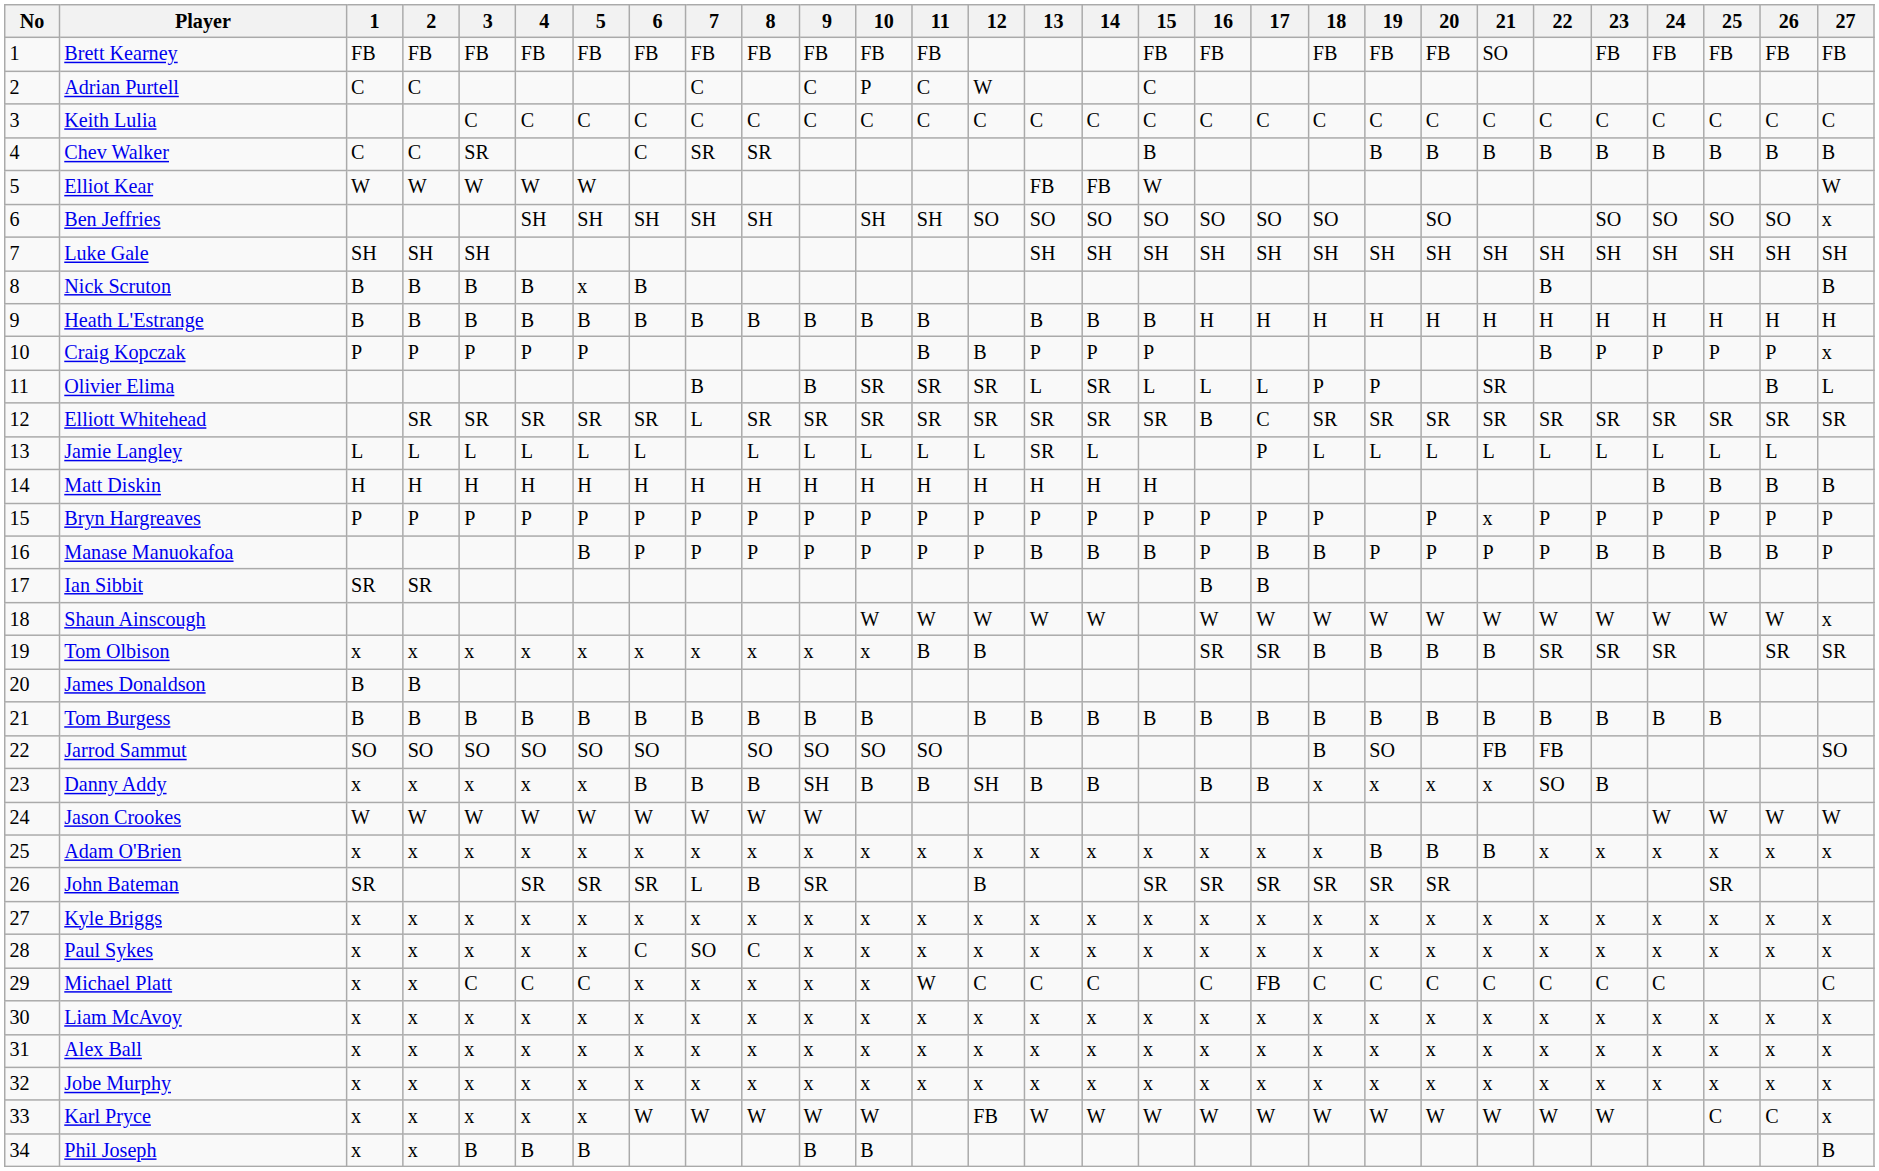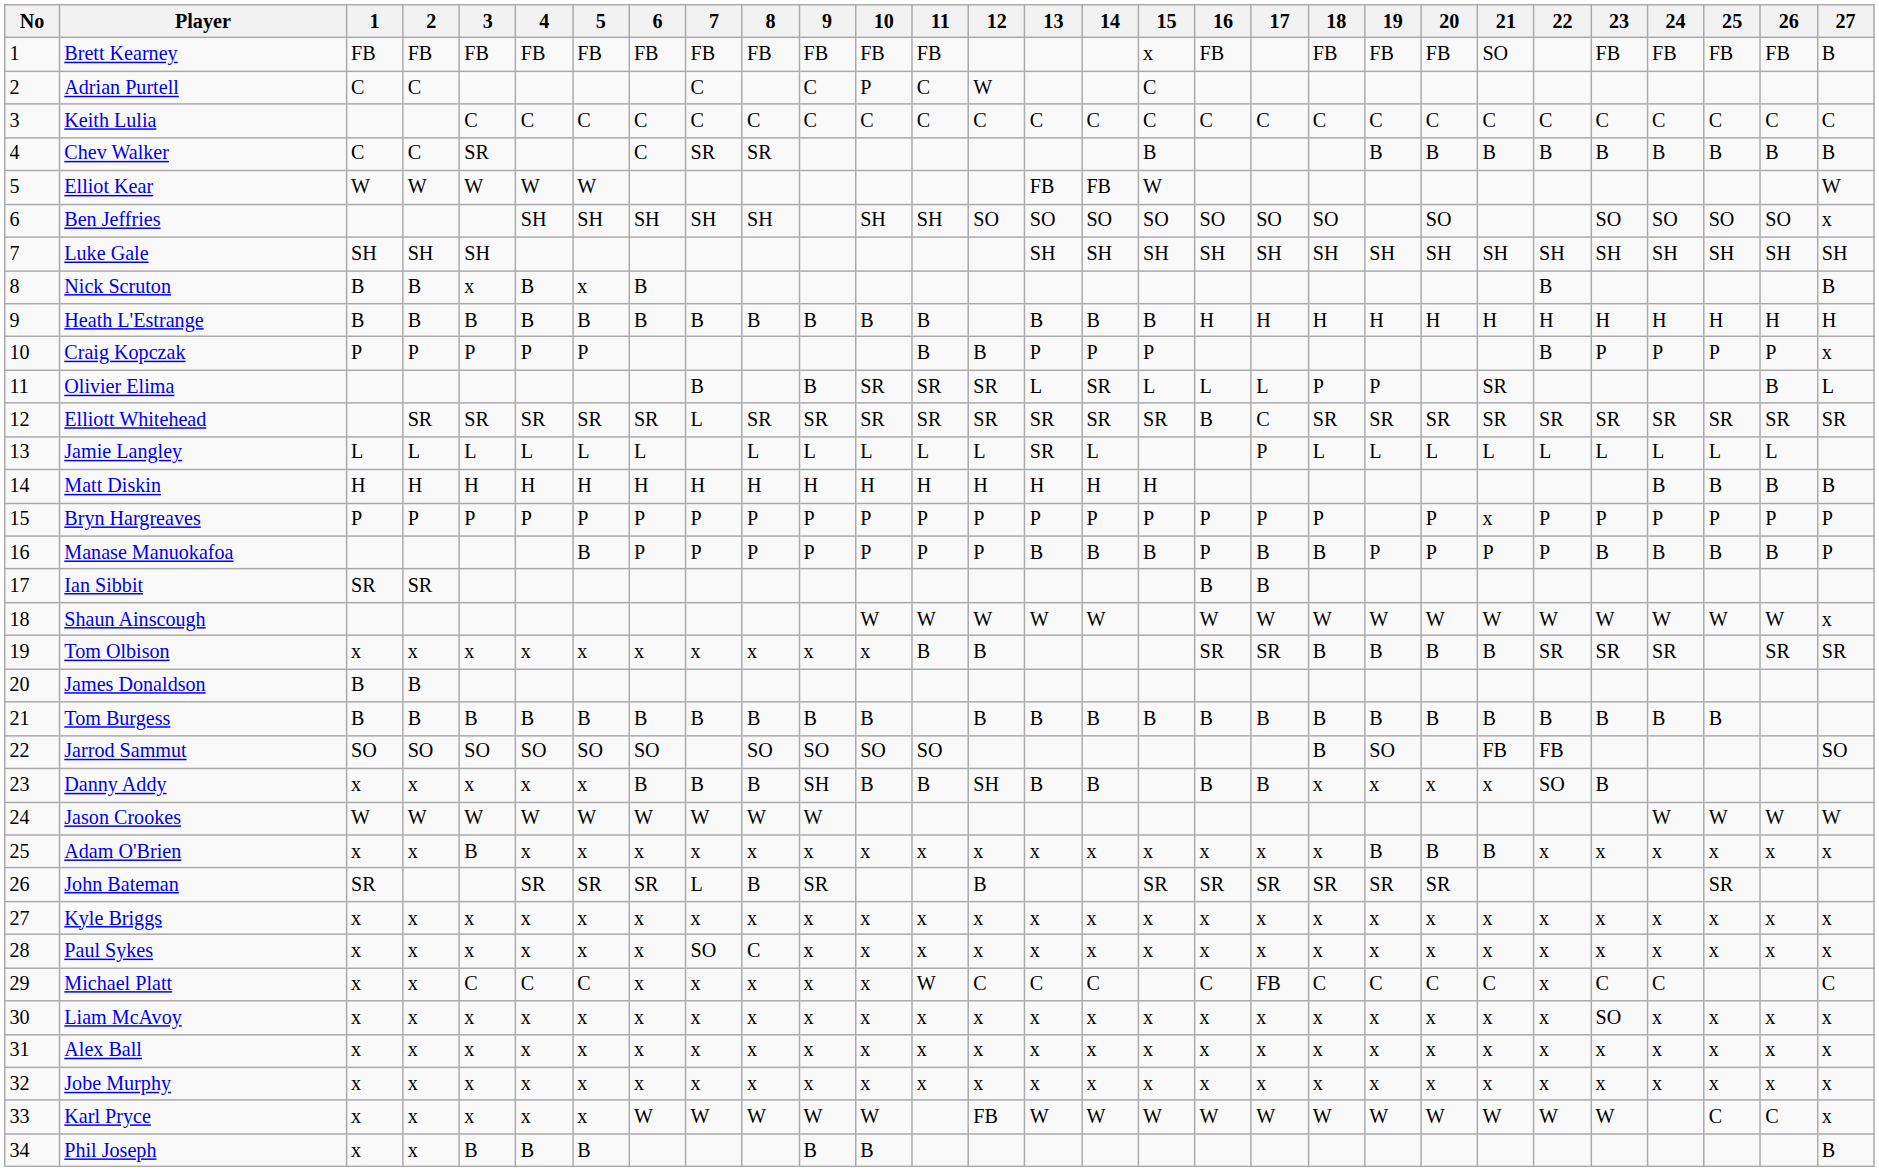(1155, 53) FB -> (1148, 53) x
(1834, 53) FB -> (1828, 53) B
(471, 286) B -> (469, 286) x
(469, 850) x -> (471, 850) B
(641, 950) C -> (639, 950) x
(1546, 983) C -> (1544, 983) x
(1601, 1016) x -> (1608, 1016) SO
